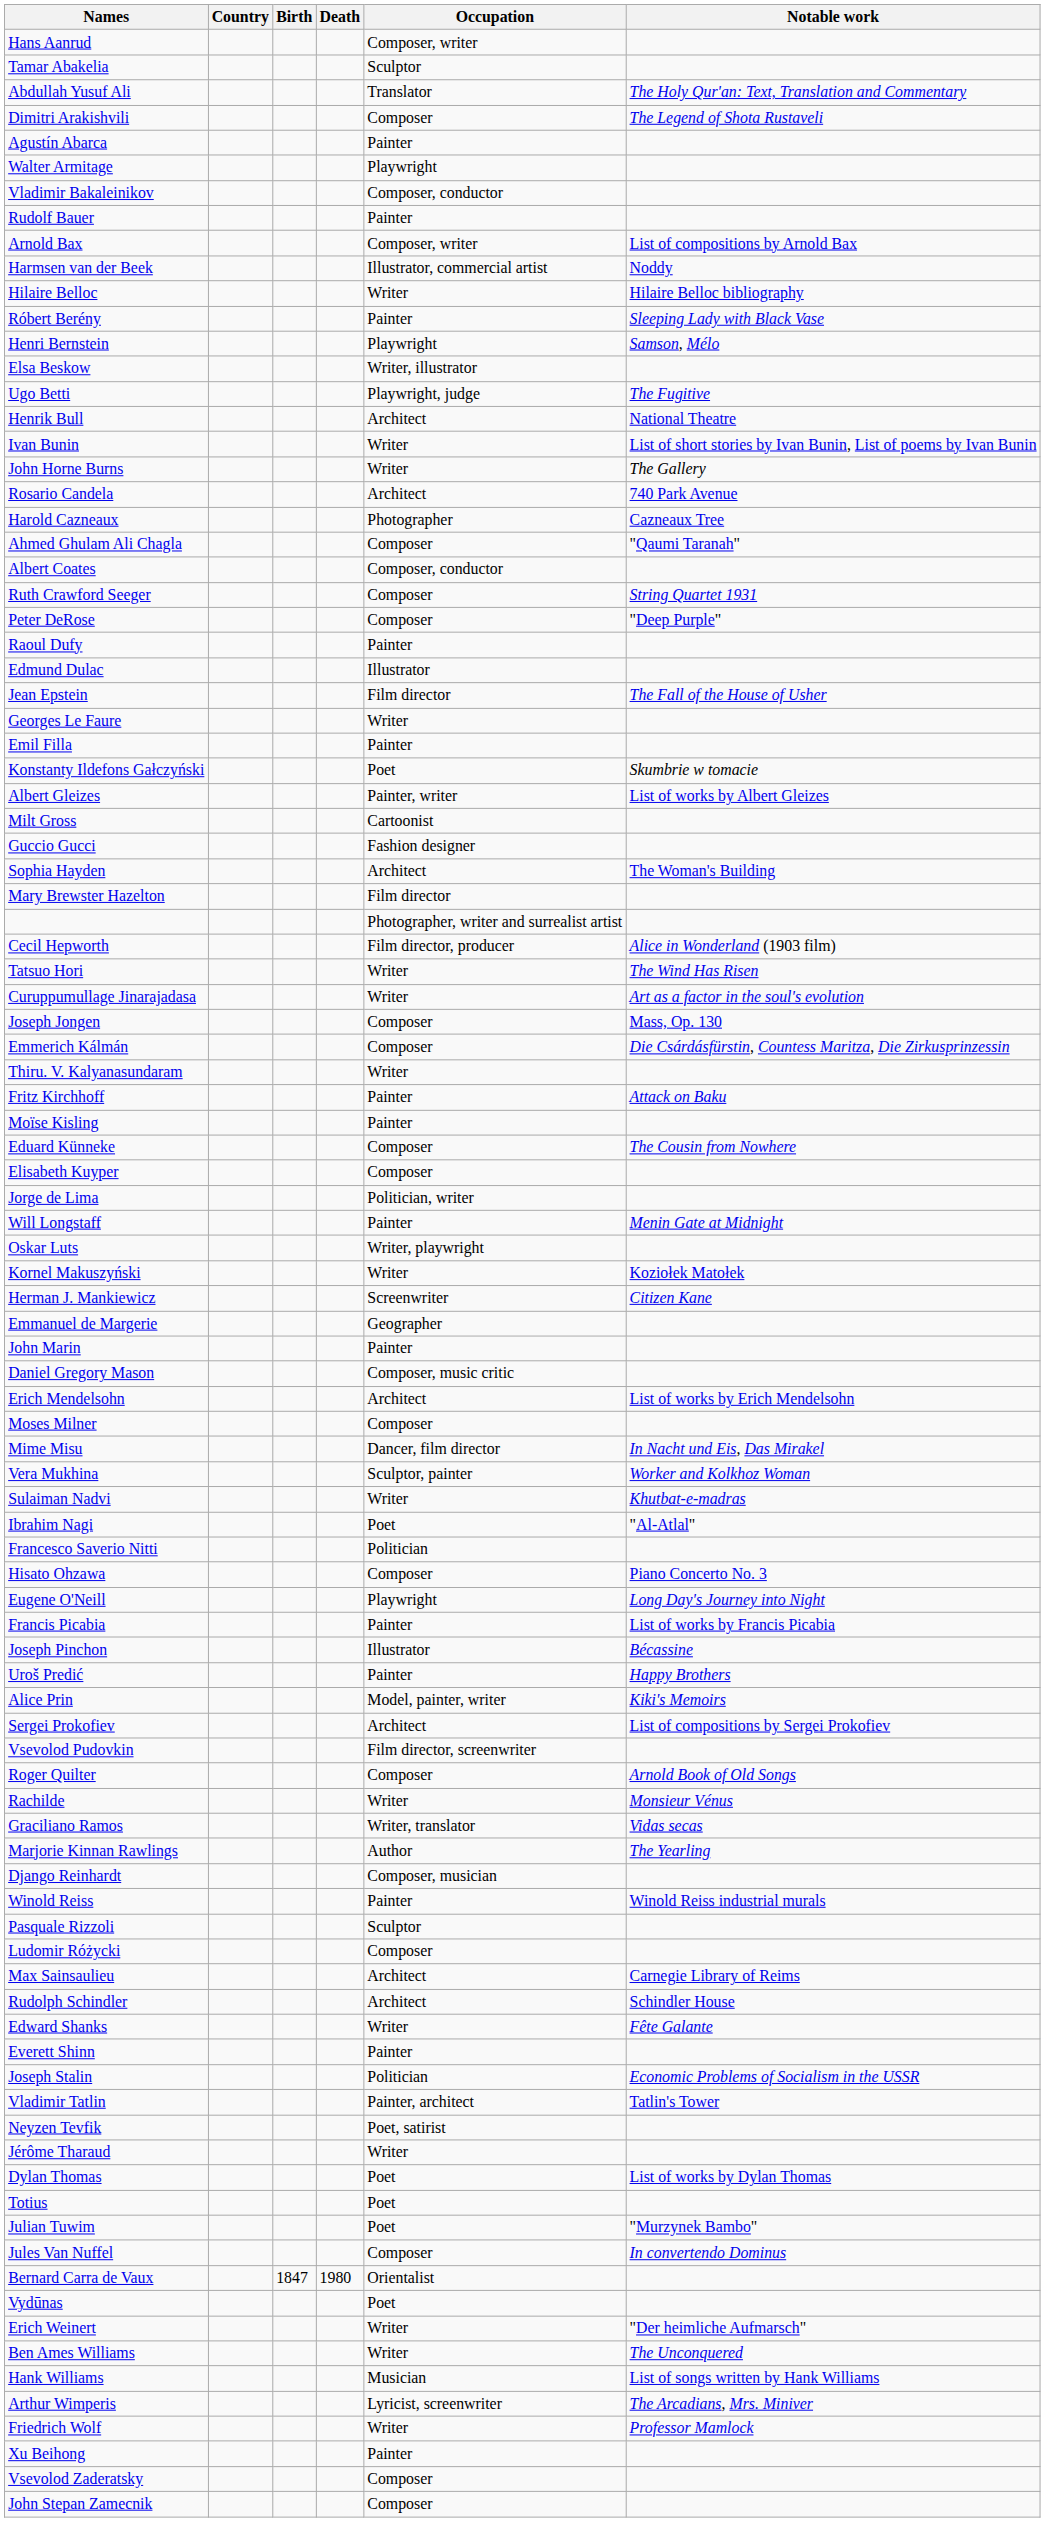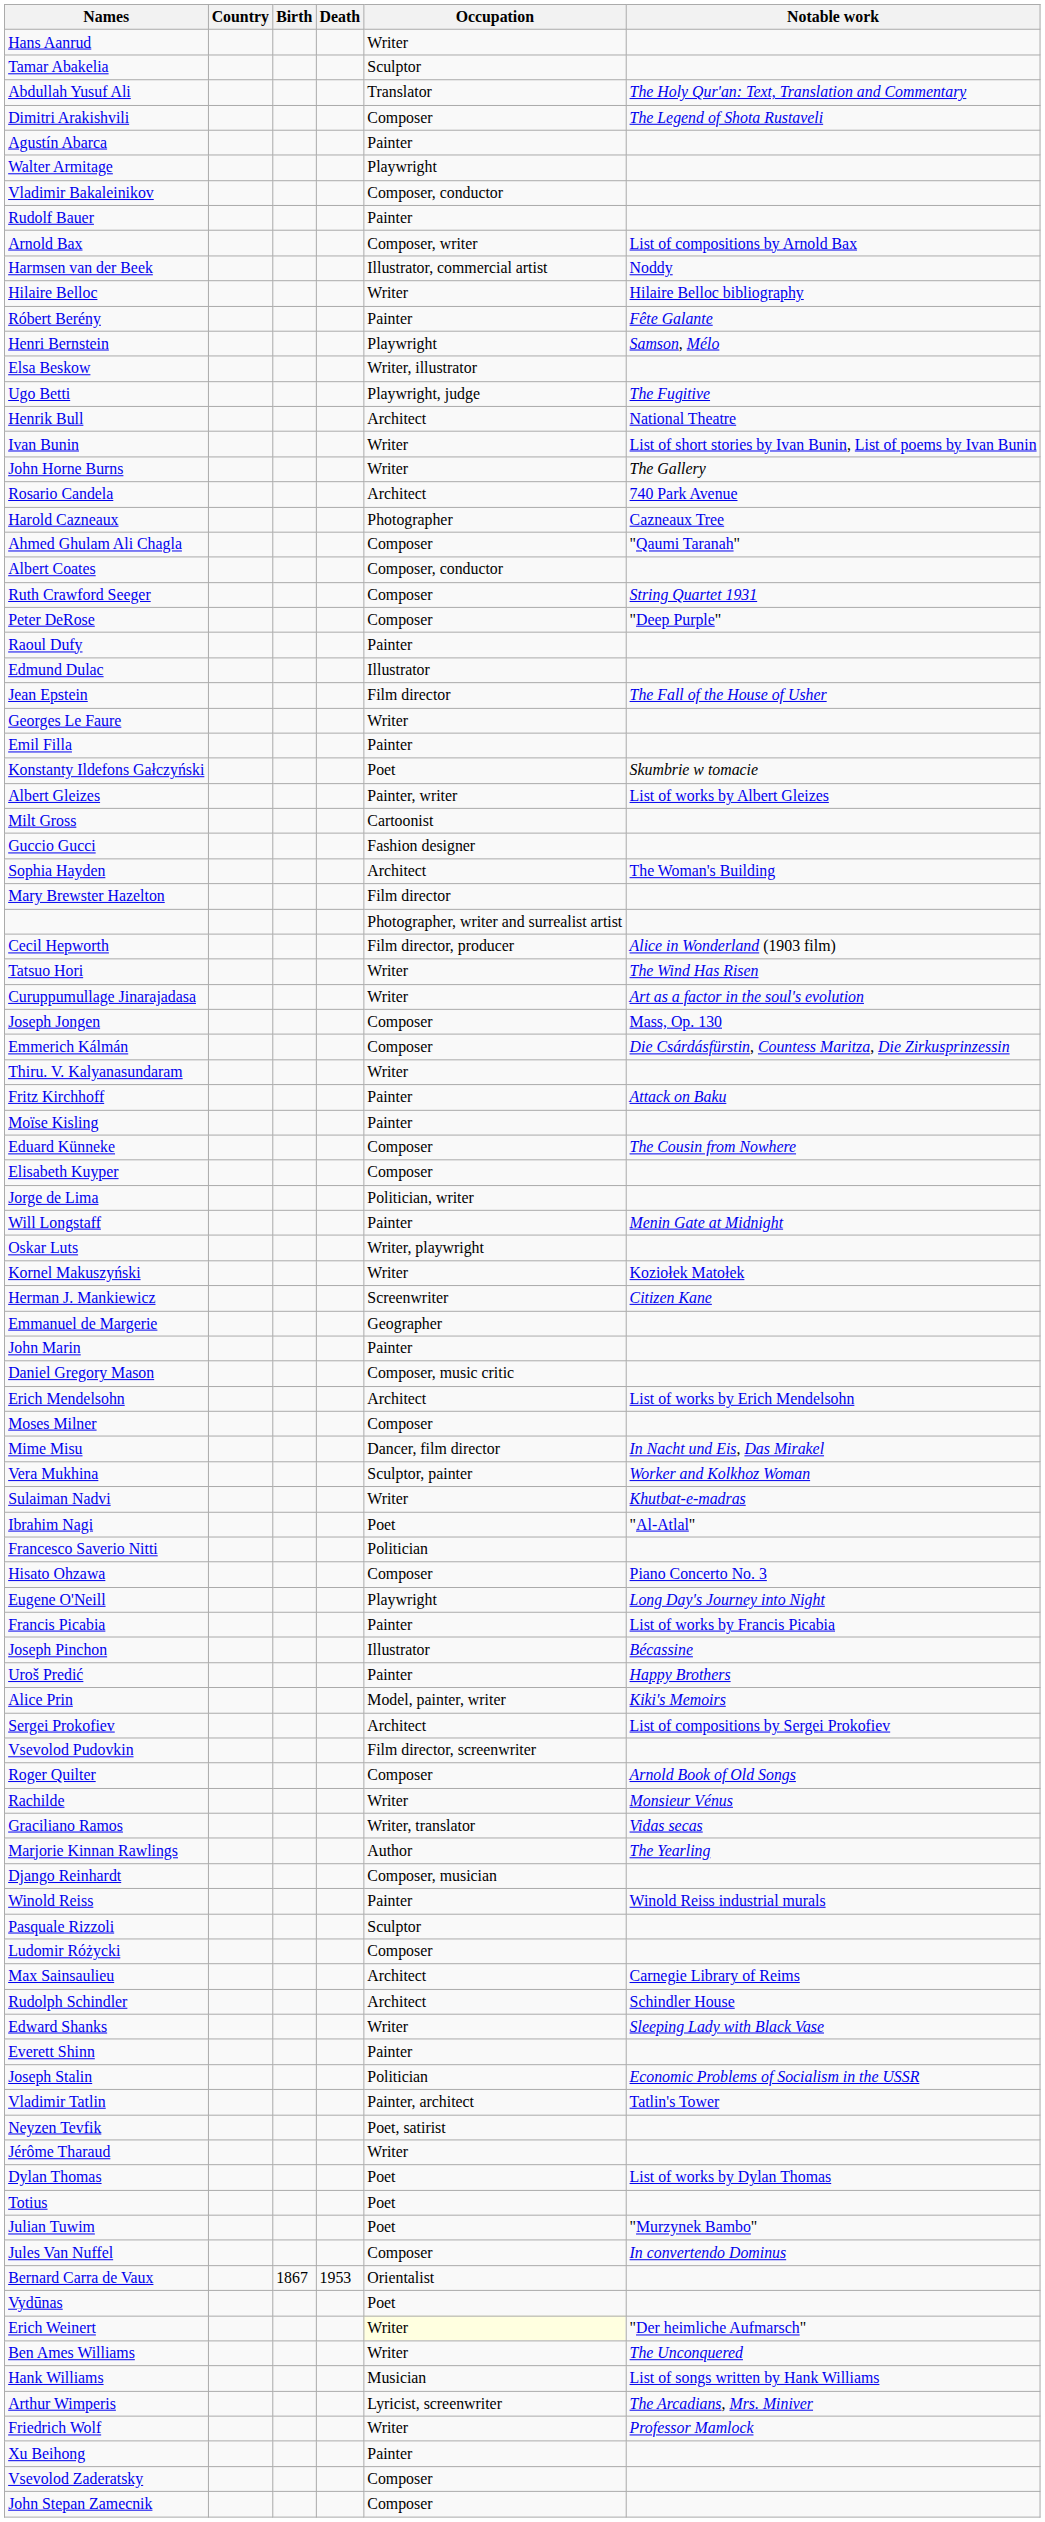(422, 42) Composer, writer -> (388, 42) Writer
(727, 318) Sleeping Lady with Black Vase -> (671, 318) Fête Galante
(671, 2026) Fête Galante -> (727, 2026) Sleeping Lady with Black Vase
(292, 2277) 1847 -> (292, 2277) 1867
(335, 2277) 1980 -> (335, 2277) 1953
(388, 2328) no background -> (388, 2328) lightyellow background
